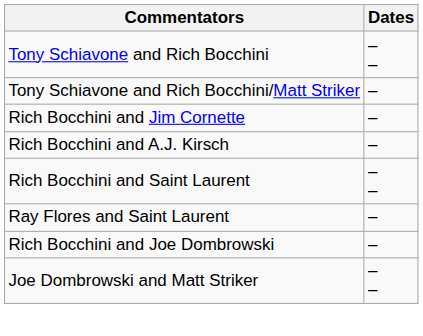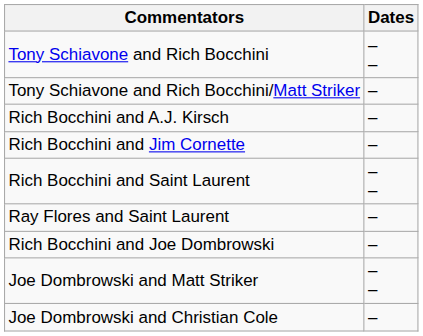rows swapped: (127, 117) <-> (119, 144)
+ row: (143, 317)
